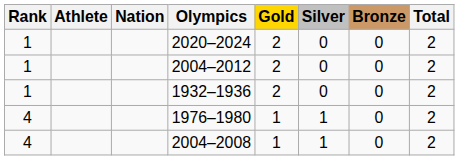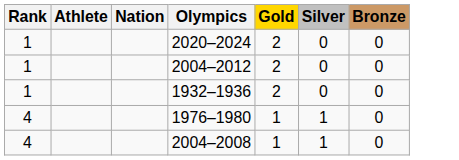- column: (432, 17)
